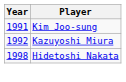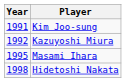+ row: (65, 56)
